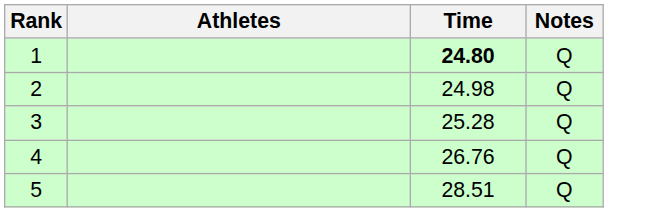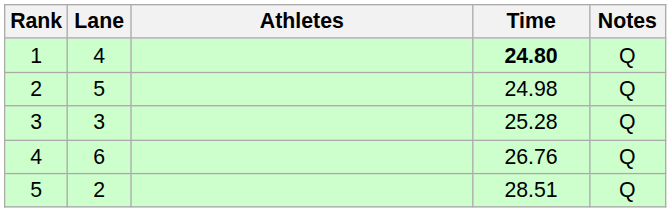+ column: (99, 21)
